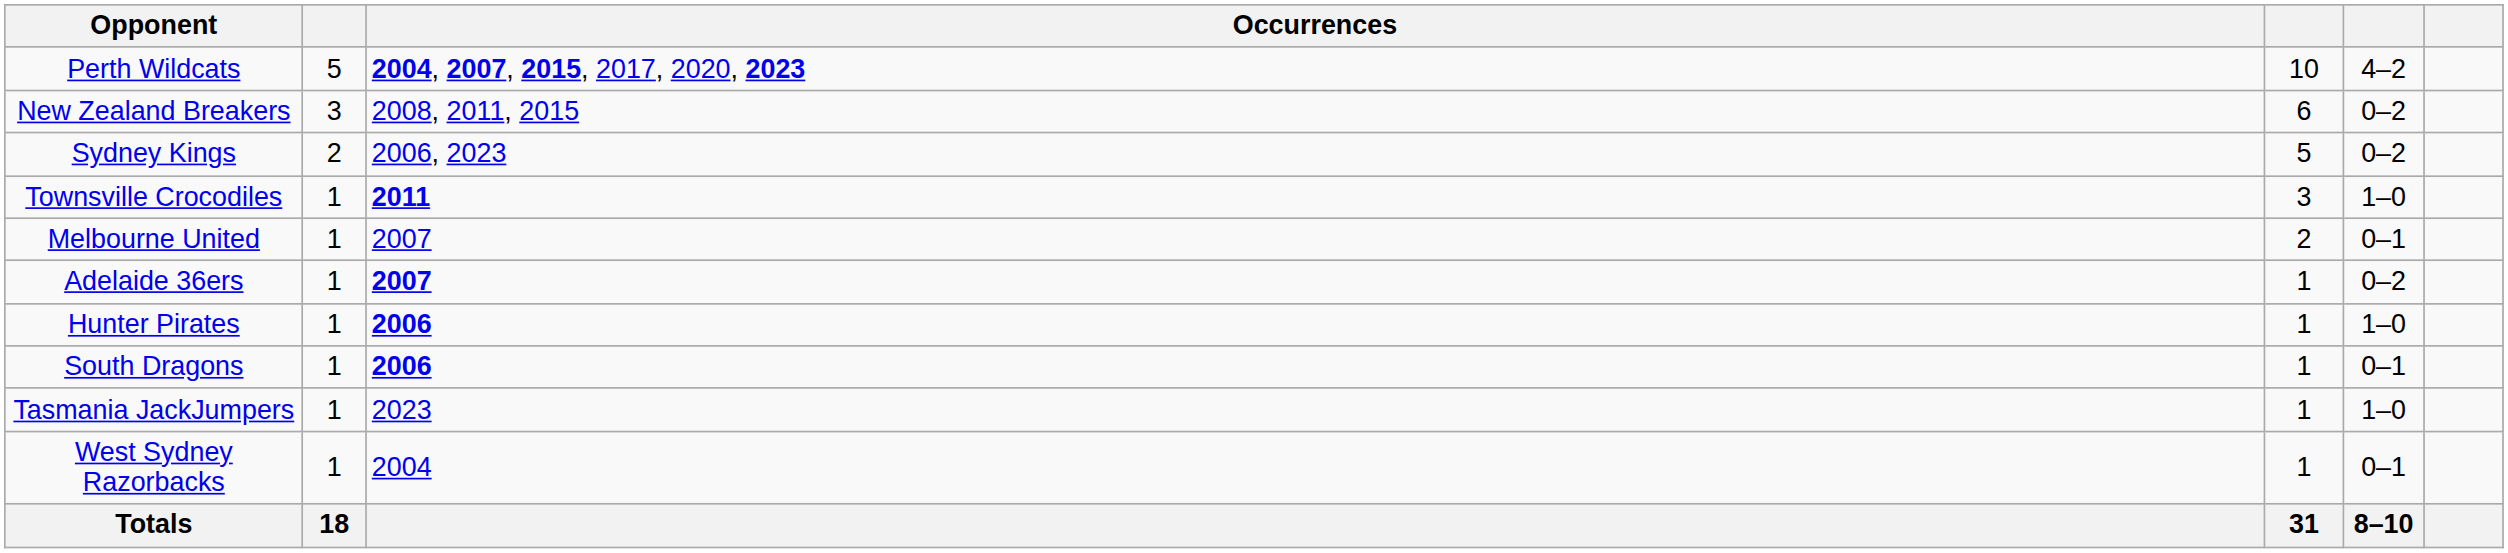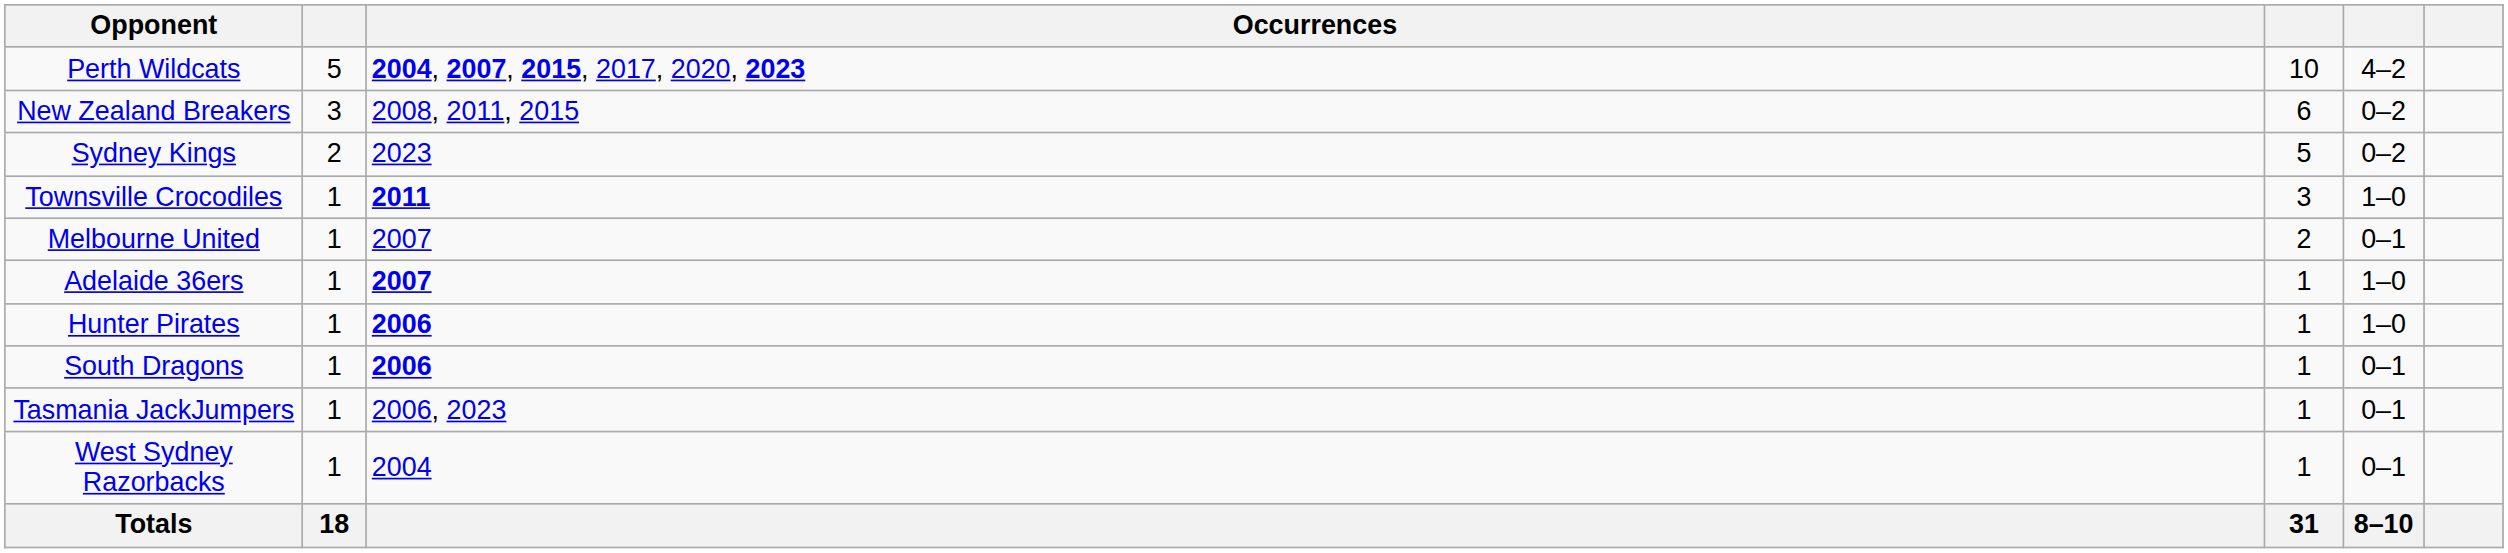(439, 153) 2006, 2023 -> (402, 153) 2023
(2384, 281) 0–2 -> (2384, 281) 1–0
(402, 409) 2023 -> (439, 409) 2006, 2023
(2384, 409) 1–0 -> (2384, 409) 0–1
